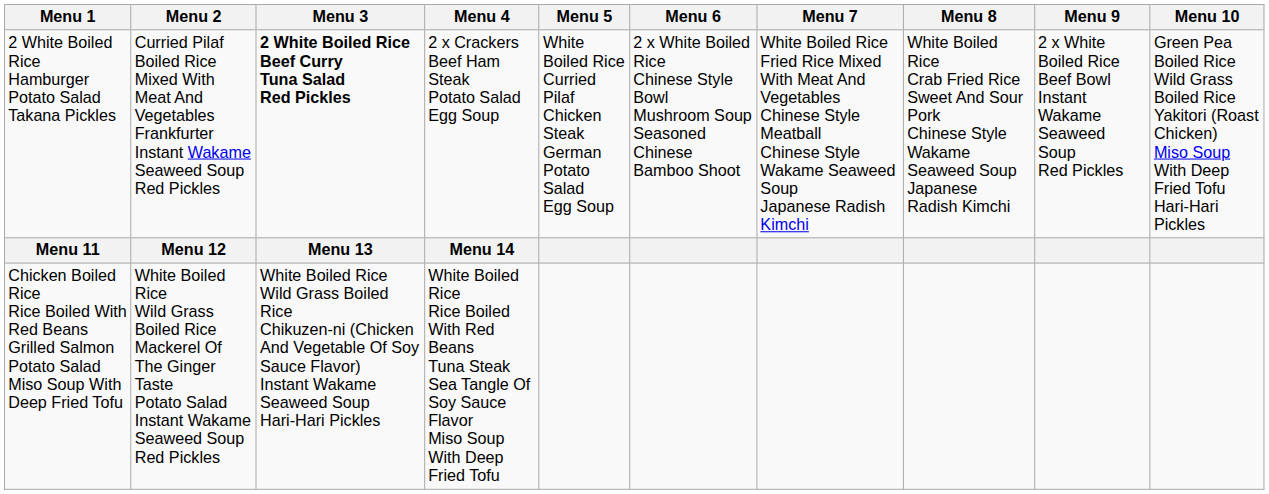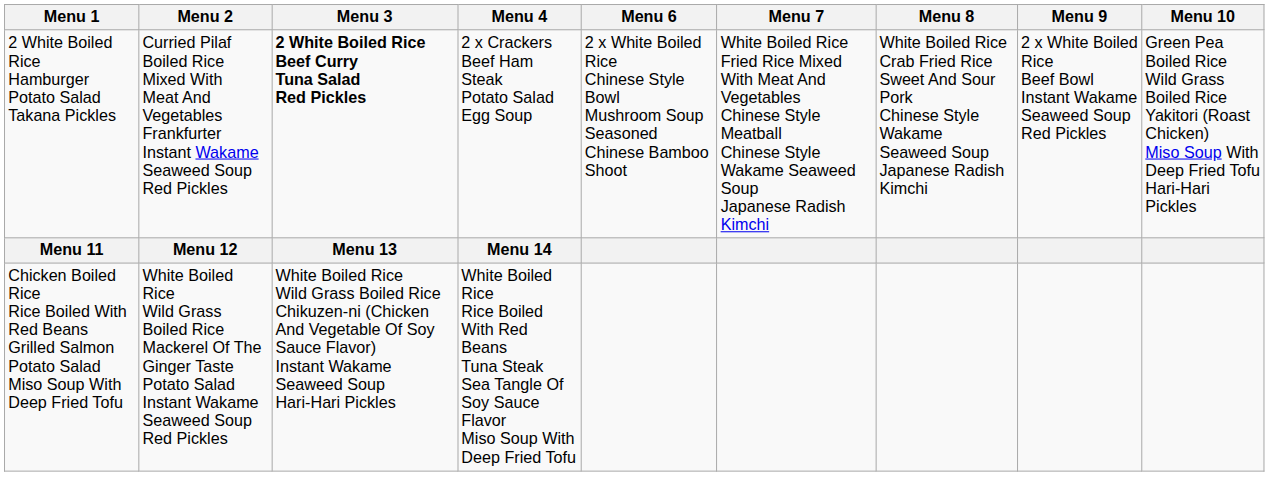- column: (584, 17)
